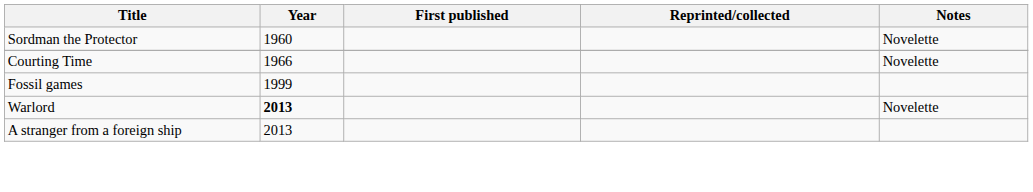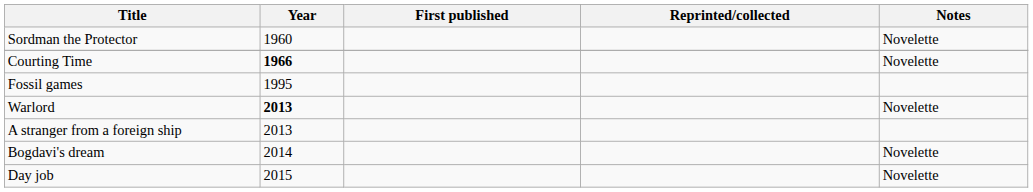(278, 61) normal -> (278, 61) bold
(278, 84) 1999 -> (278, 84) 1995
+ row: (56, 152)
+ row: (31, 175)
